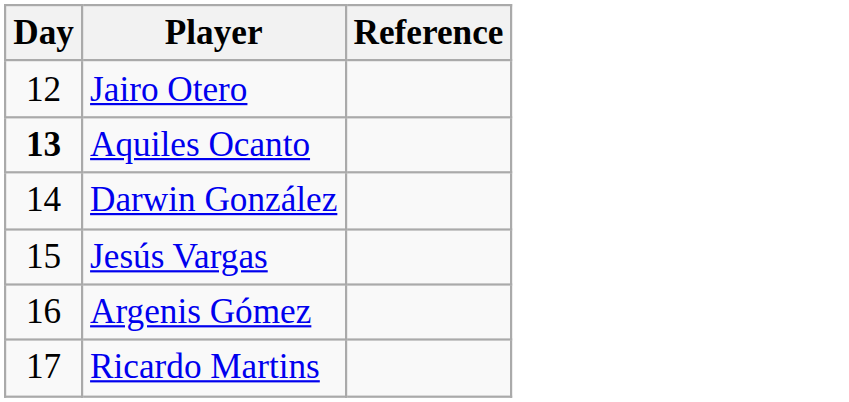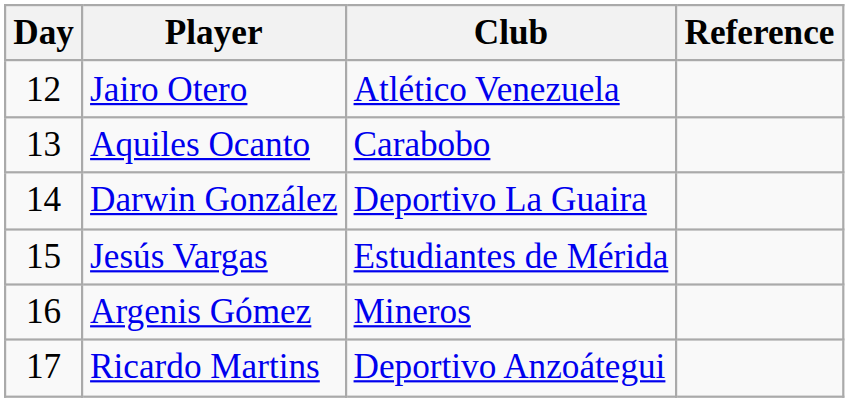+ column: (511, 32)
(44, 144) bold -> (44, 144) normal
